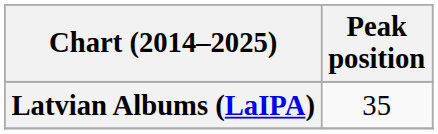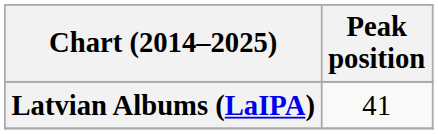(377, 104) 35 -> (377, 104) 41
